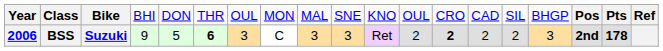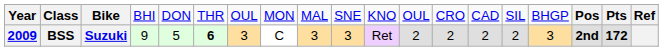(22, 35) 2006 -> (22, 35) 2009
(450, 35) bold -> (450, 35) normal
(617, 35) 178 -> (617, 35) 172
